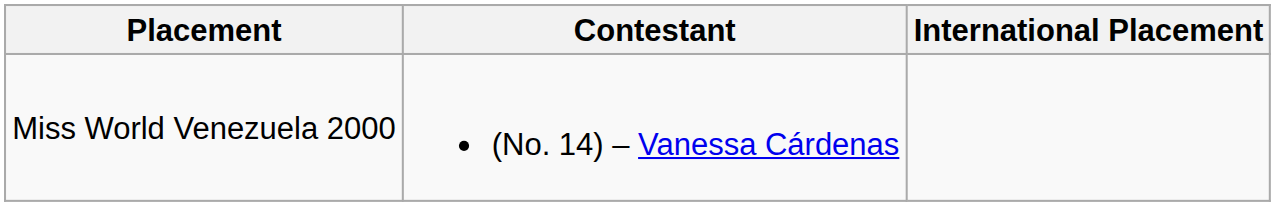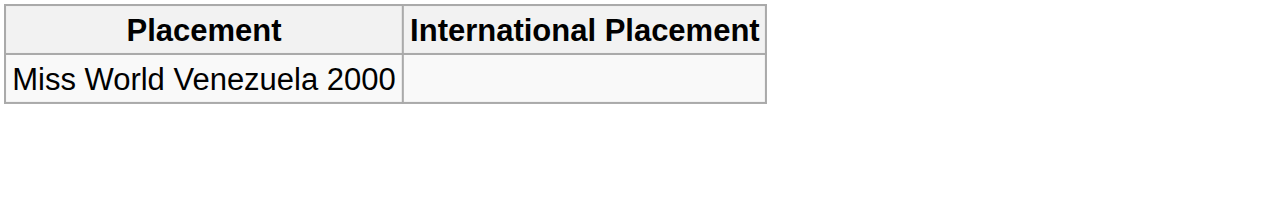- column: (655, 30)
